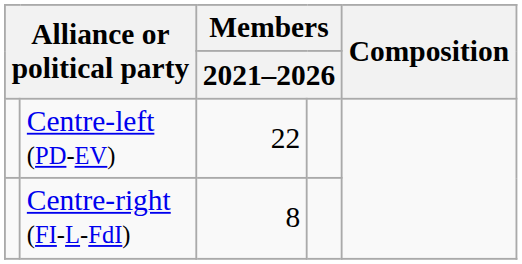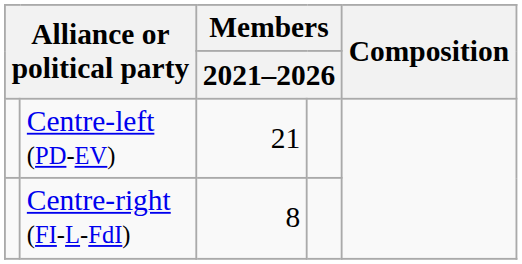(285, 137) 22 -> (285, 137) 21
